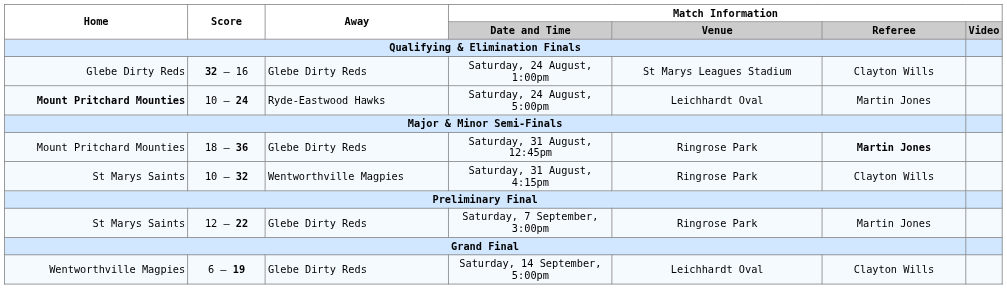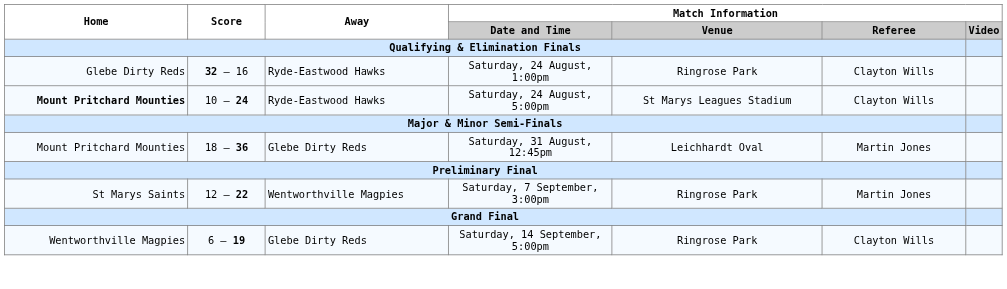(317, 71) Glebe Dirty Reds -> (327, 71) Ryde-Eastwood Hawks
(717, 71) St Marys Leagues Stadium -> (717, 71) Ringrose Park
(717, 100) Leichhardt Oval -> (717, 100) St Marys Leagues Stadium
(894, 100) Martin Jones -> (894, 100) Clayton Wills
(717, 147) Ringrose Park -> (717, 147) Leichhardt Oval
(894, 147) bold -> (894, 147) normal
- row: (530, 176)
(317, 223) Glebe Dirty Reds -> (336, 194) Wentworthville Magpies
(717, 269) Leichhardt Oval -> (717, 240) Ringrose Park
